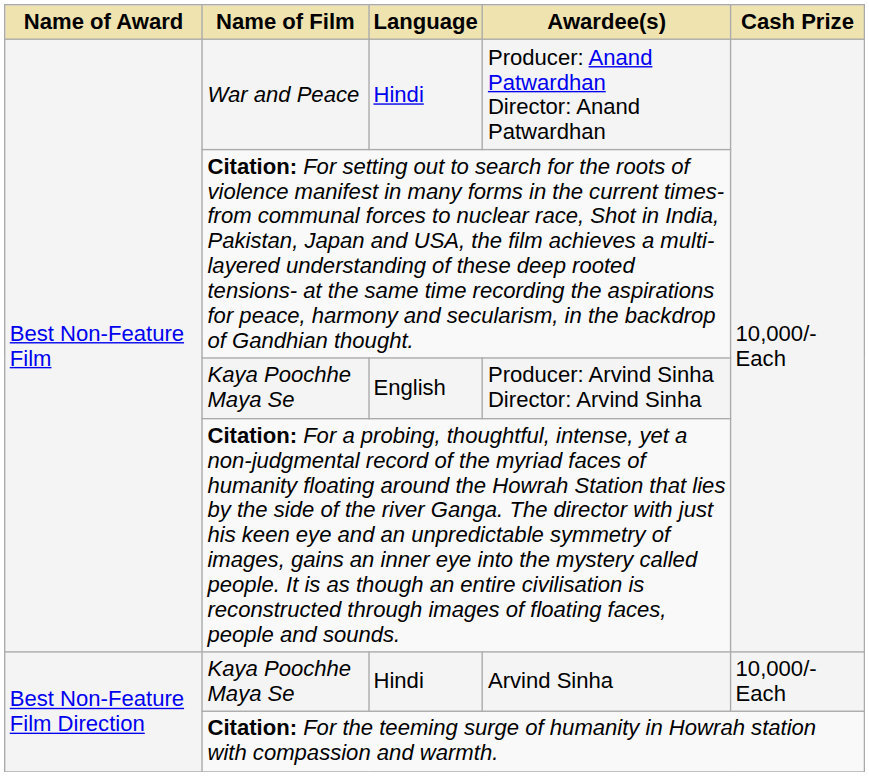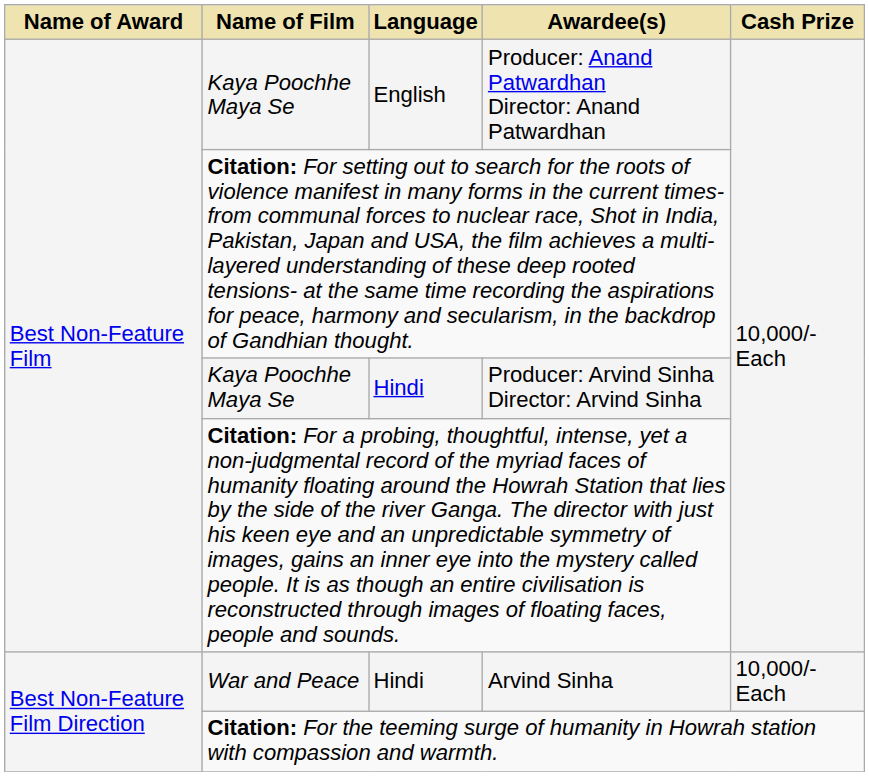(283, 94) War and Peace -> (279, 94) Kaya Poochhe Maya Se
(399, 94) Hindi -> (410, 94) English
(410, 387) English -> (399, 387) Hindi
(279, 681) Kaya Poochhe Maya Se -> (283, 681) War and Peace
